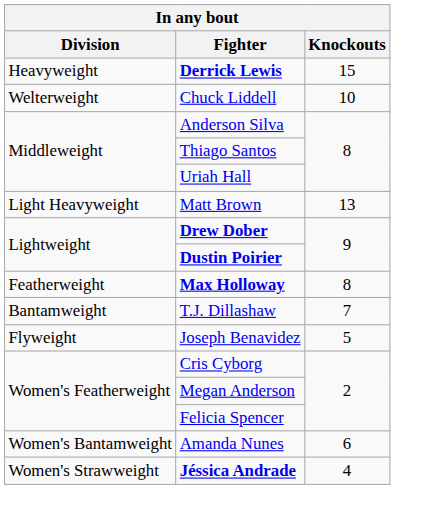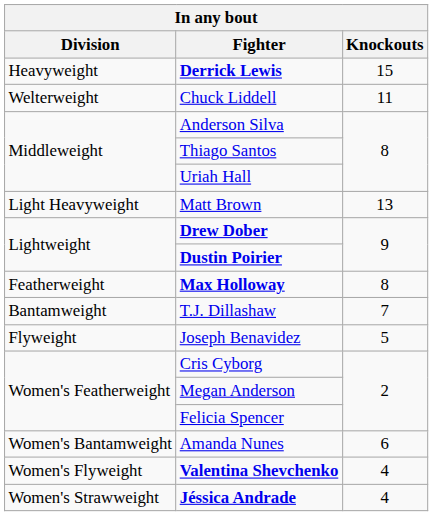(347, 97) 10 -> (385, 97) 11
+ row: (259, 470)
